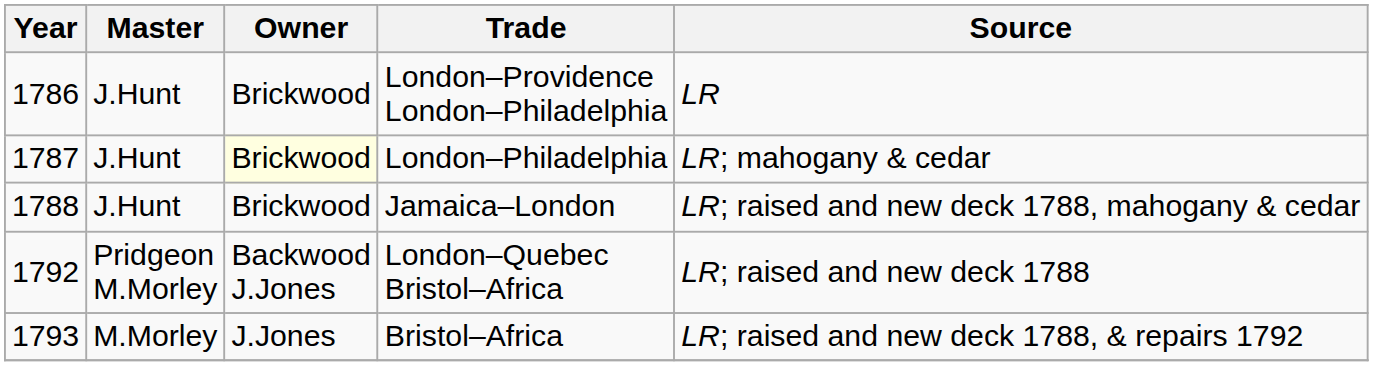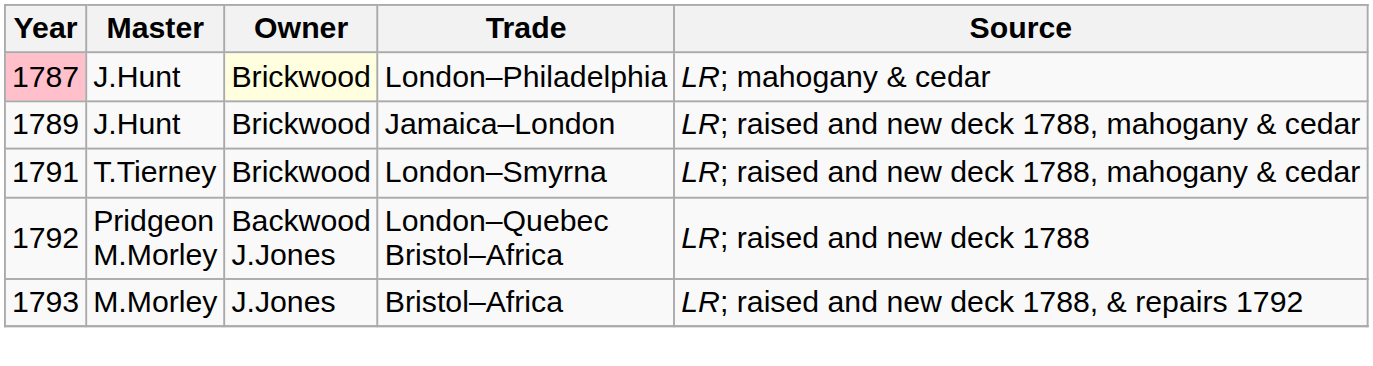- row: (526, 93)
(46, 158) no background -> (46, 76) pink background
(46, 206) 1788 -> (46, 124) 1789
+ row: (496, 172)
